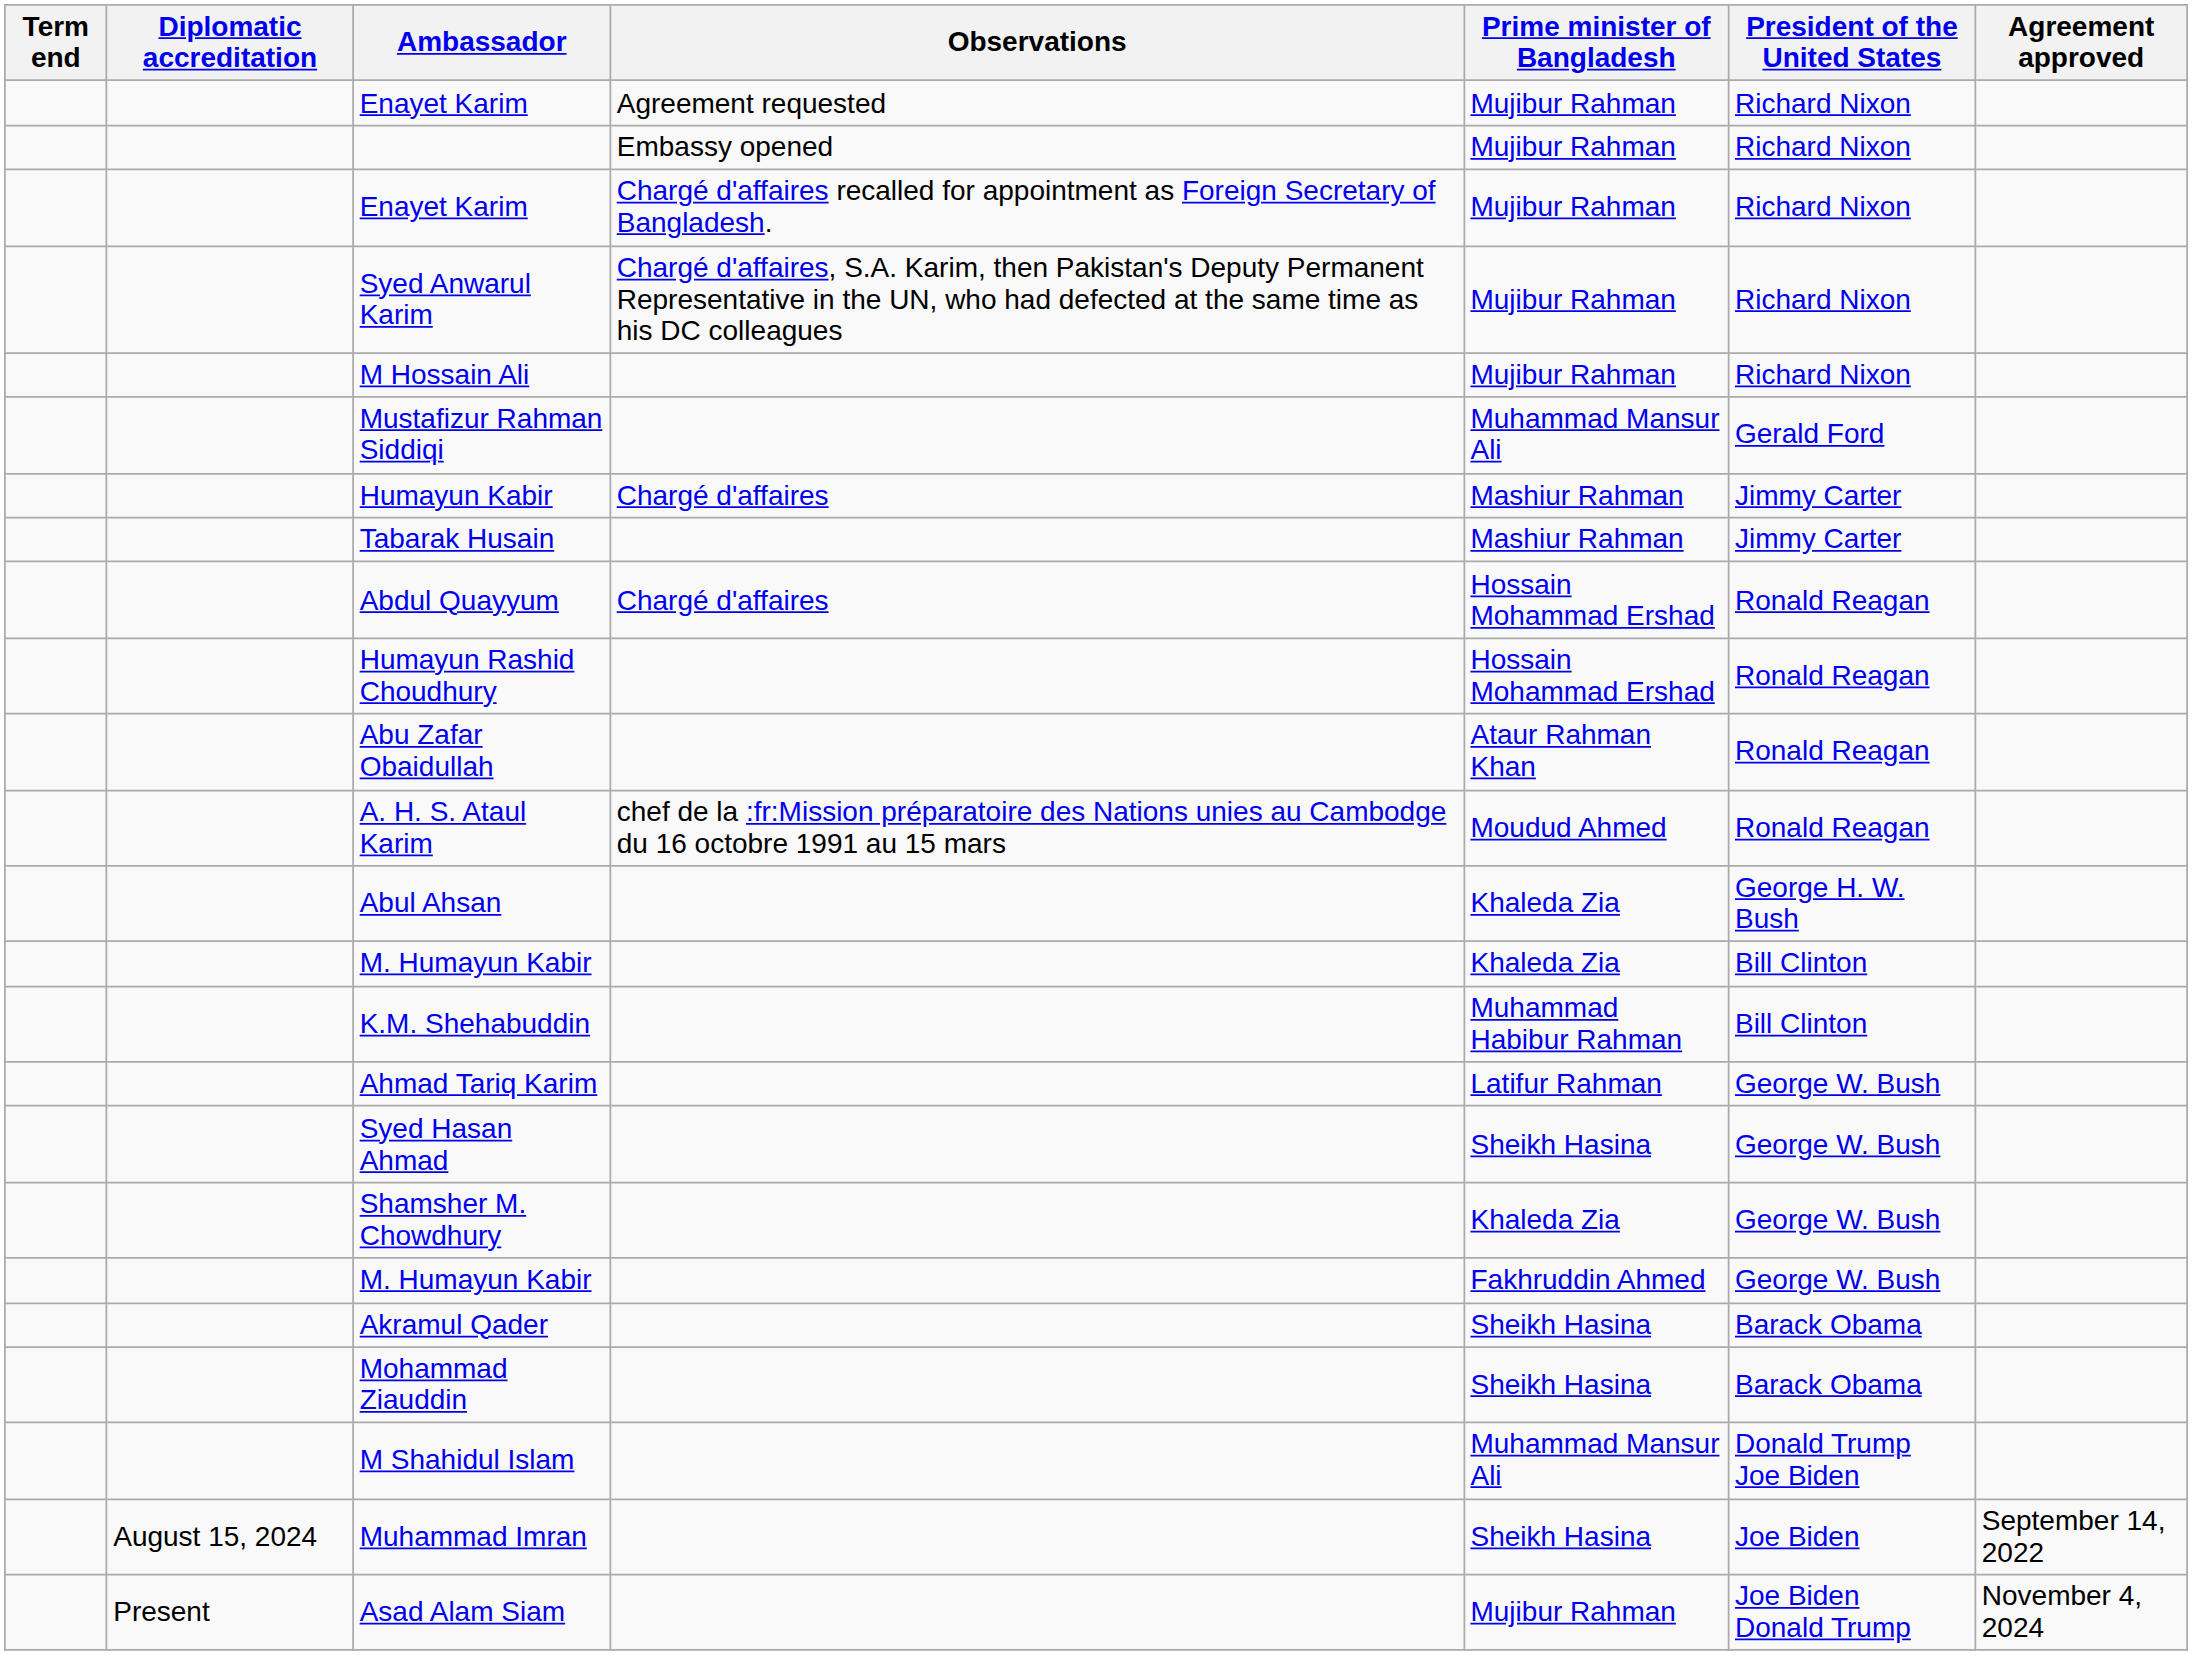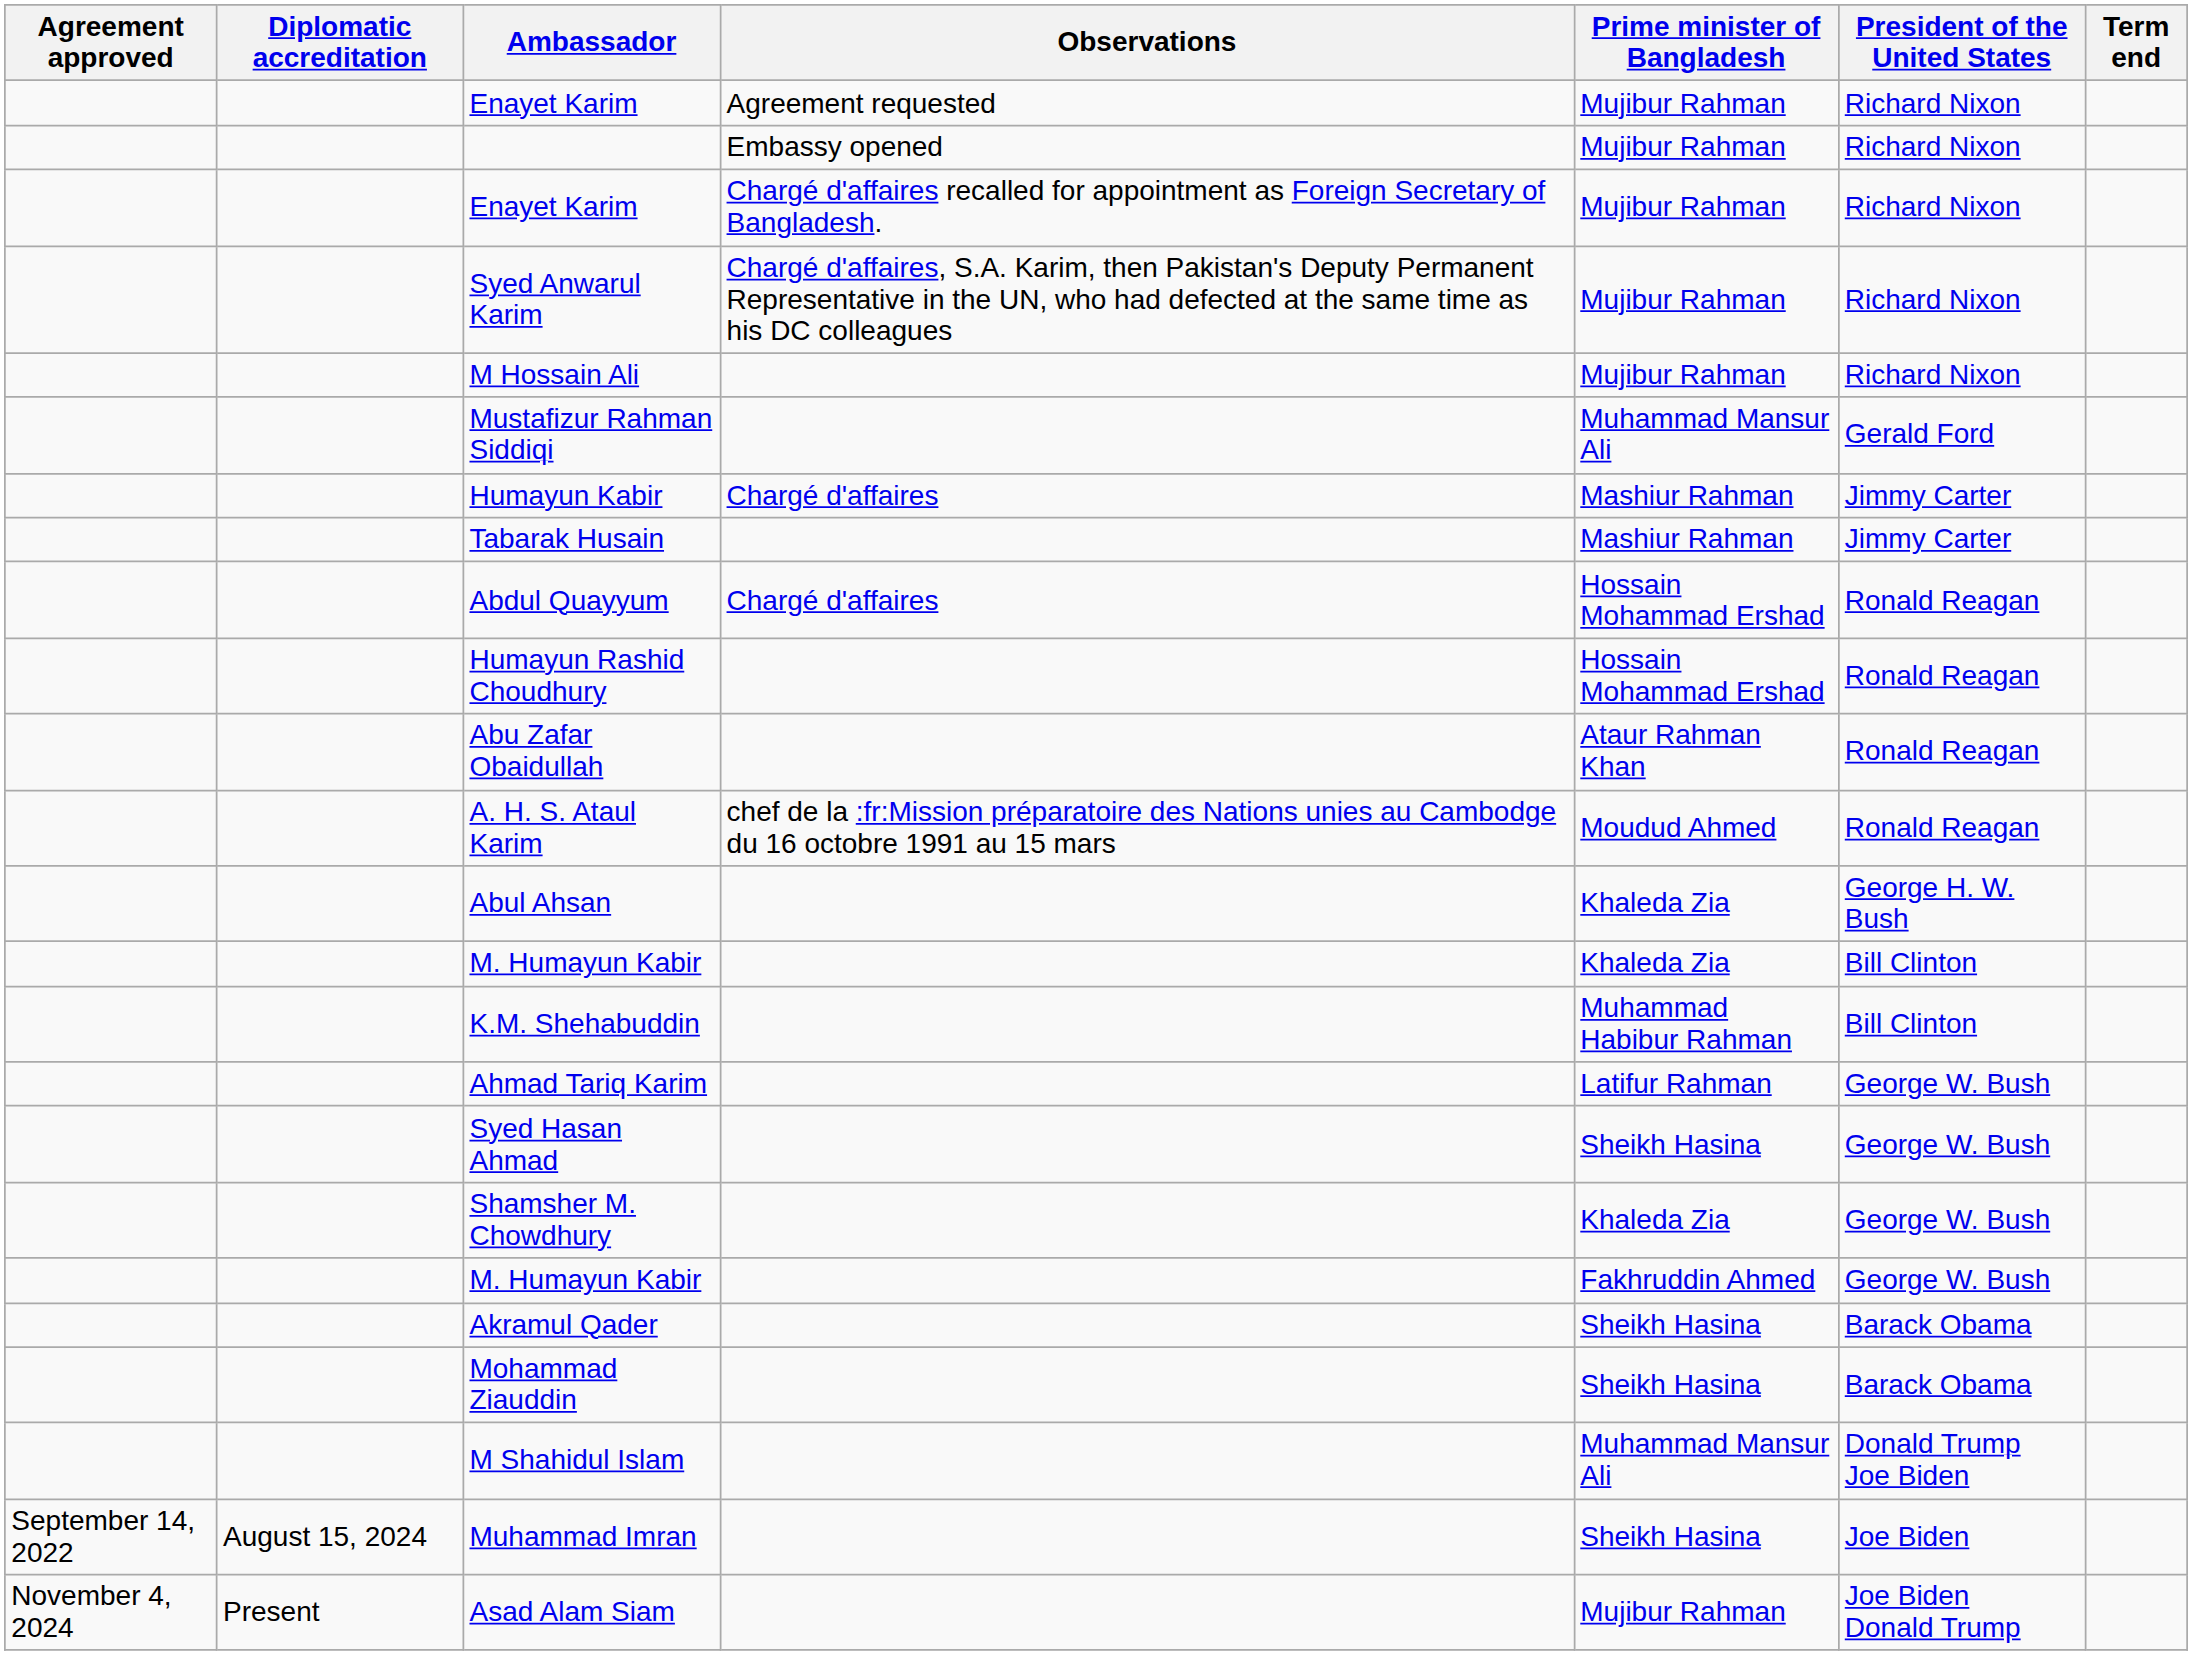columns swapped: (2081, 42) <-> (56, 42)
